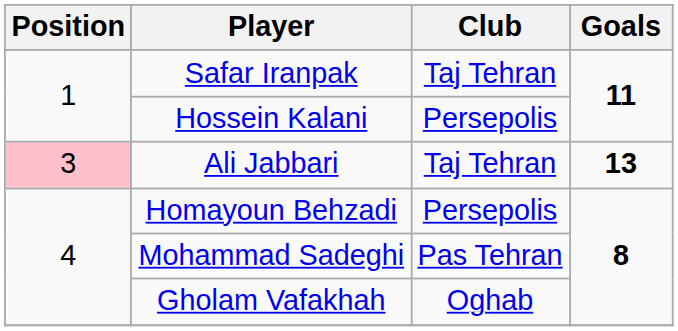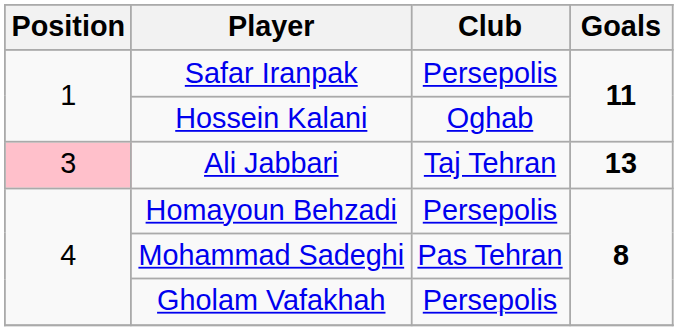(490, 73) Taj Tehran -> (490, 73) Persepolis
(490, 118) Persepolis -> (490, 118) Oghab
(490, 301) Oghab -> (490, 301) Persepolis
